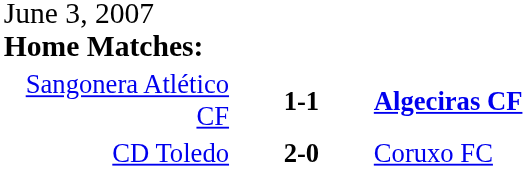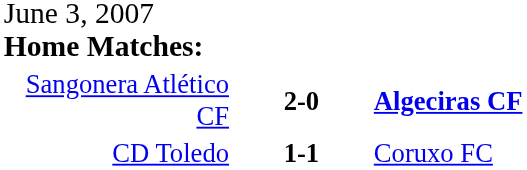(301, 100) 1-1 -> (301, 100) 2-0
(301, 153) 2-0 -> (301, 153) 1-1
